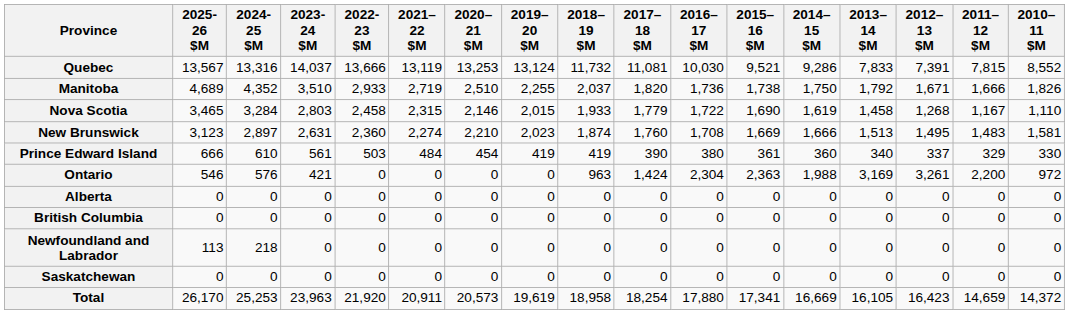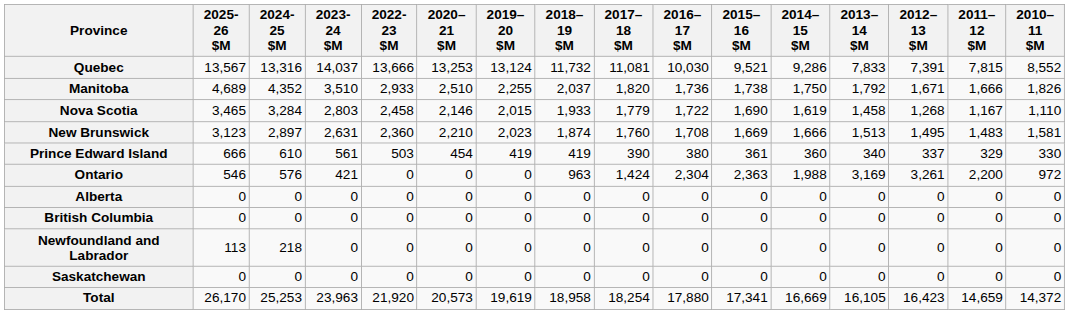- column: (417, 30)
